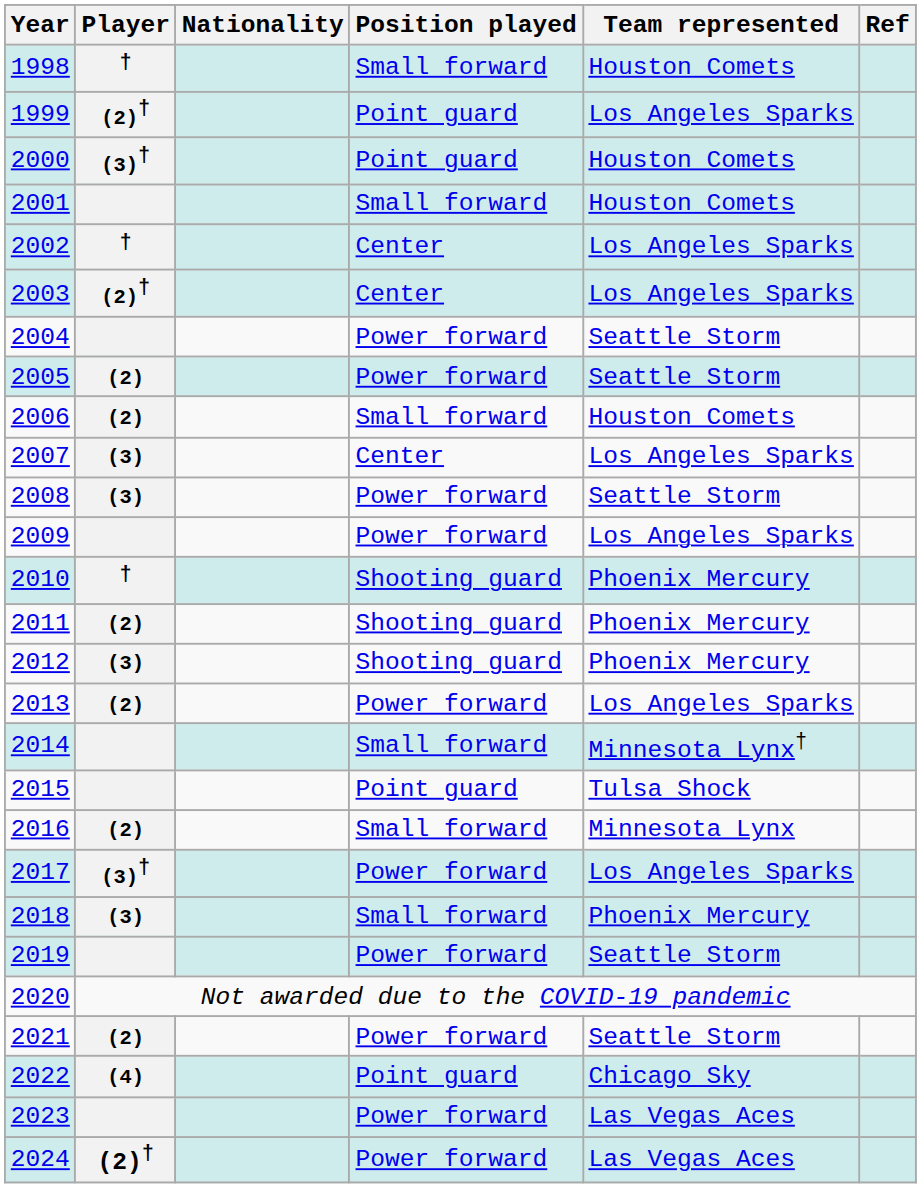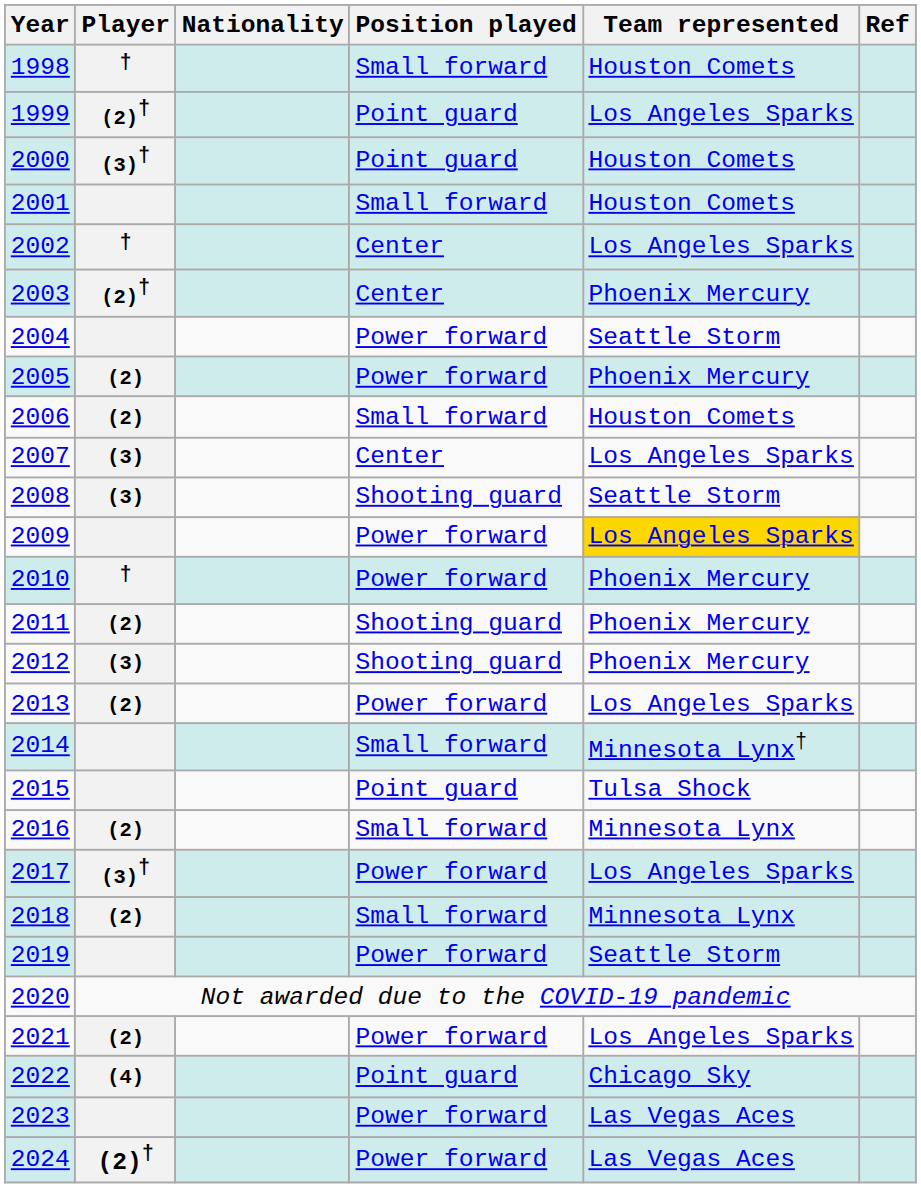(721, 294) Los Angeles Sparks -> (699, 294) Phoenix Mercury
(684, 377) Seattle Storm -> (699, 377) Phoenix Mercury
(451, 497) Power forward -> (459, 497) Shooting guard
(721, 537) no background -> (721, 537) gold background
(459, 580) Shooting guard -> (451, 580) Power forward
(126, 917) (3) -> (126, 917) (2)
(699, 916) Phoenix Mercury -> (692, 916) Minnesota Lynx
(684, 1036) Seattle Storm -> (721, 1036) Los Angeles Sparks
